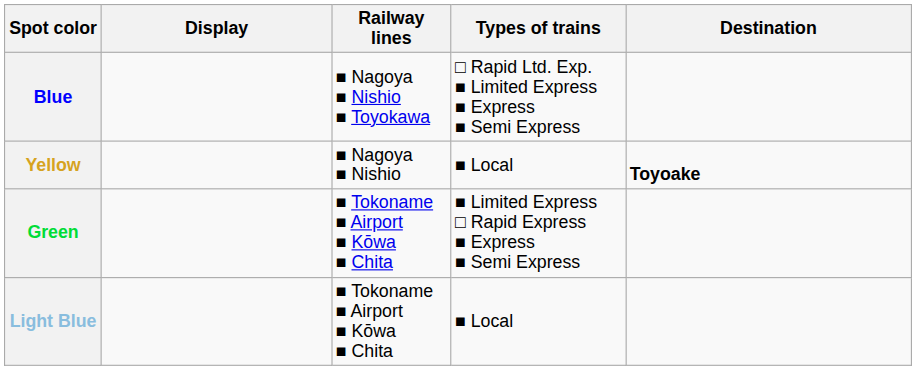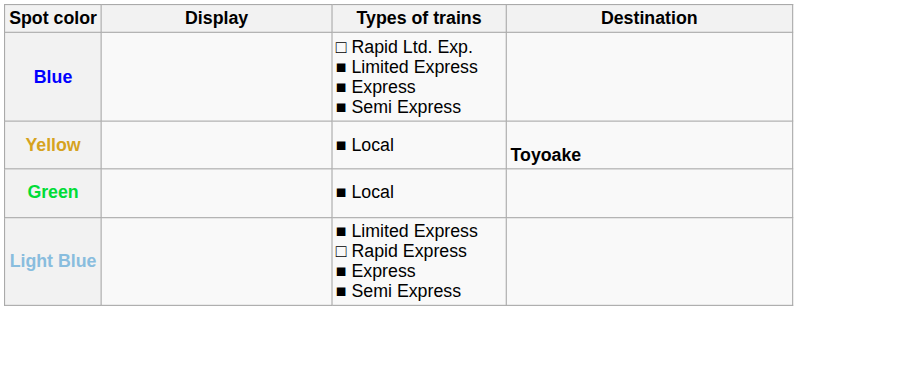- column: (391, 28)
(526, 232) ■ Limited Express □ Rapid Express ■ Express ■ Semi Express -> (365, 192) ■ Local
(484, 321) ■ Local -> (407, 261) ■ Limited Express □ Rapid Express ■ Express ■ Semi Express
